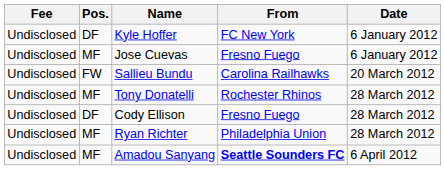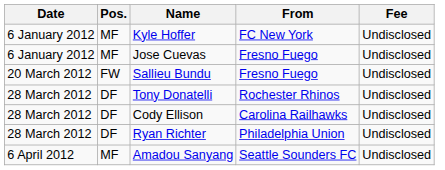columns swapped: (394, 14) <-> (42, 14)
(90, 34) DF -> (109, 34) MF
(275, 74) Carolina Railhawks -> (278, 74) Fresno Fuego
(91, 94) MF -> (109, 94) DF
(260, 114) Fresno Fuego -> (293, 114) Carolina Railhawks
(91, 134) MF -> (109, 134) DF
(283, 154) bold -> (298, 154) normal
